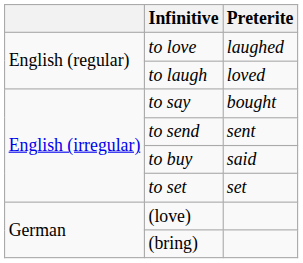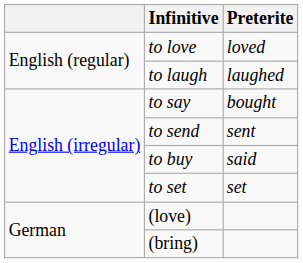(255, 46) laughed -> (246, 46) loved
(246, 74) loved -> (255, 74) laughed
